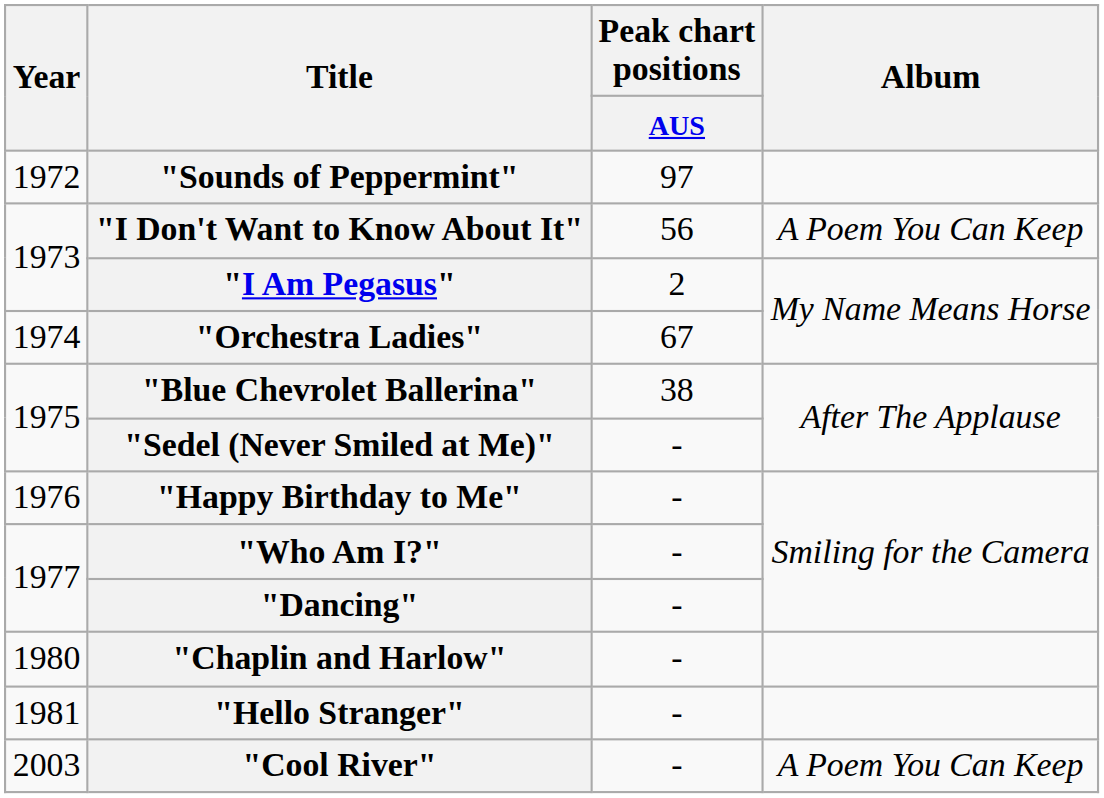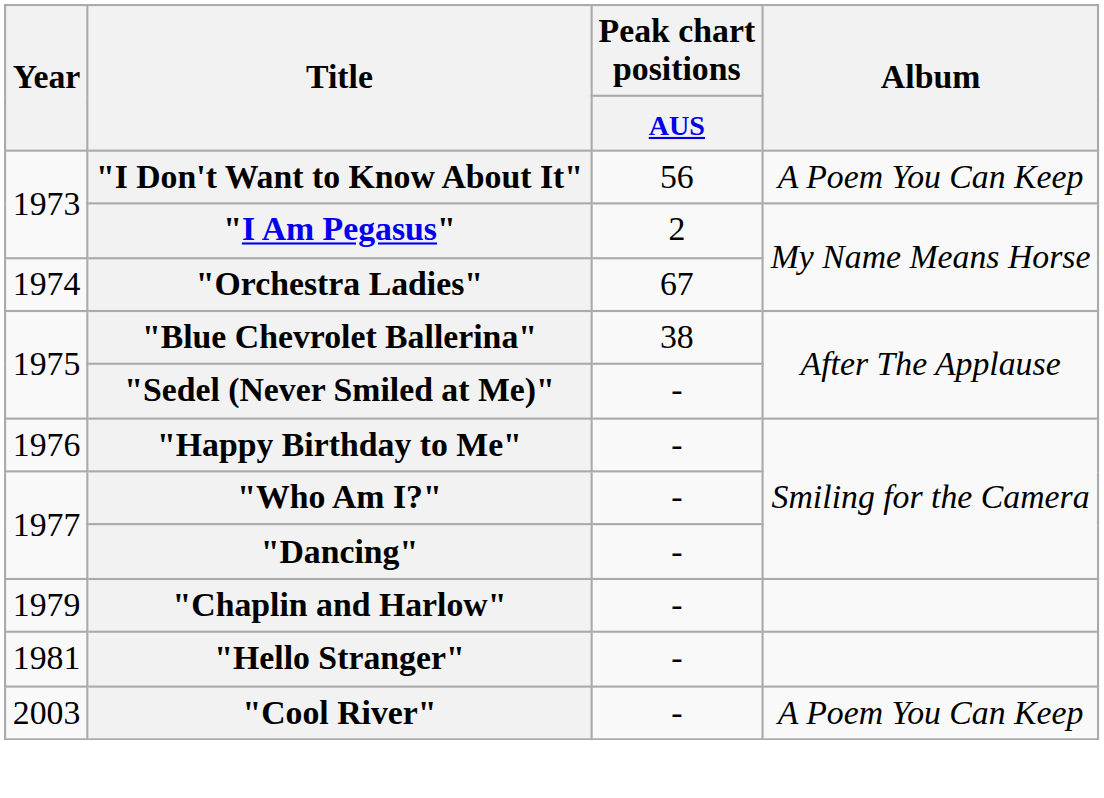- row: (339, 176)
(47, 658) 1980 -> (47, 604) 1979
